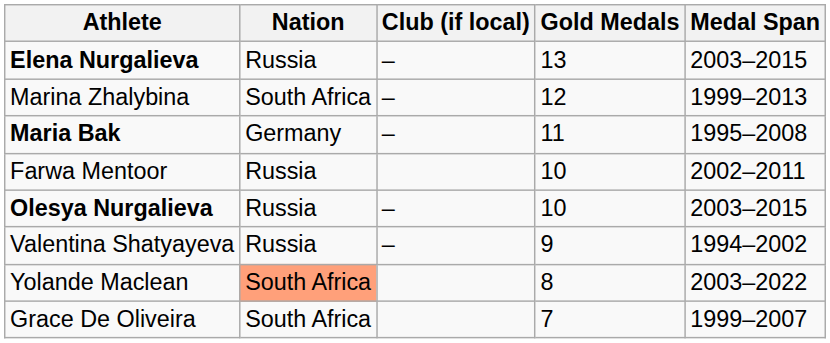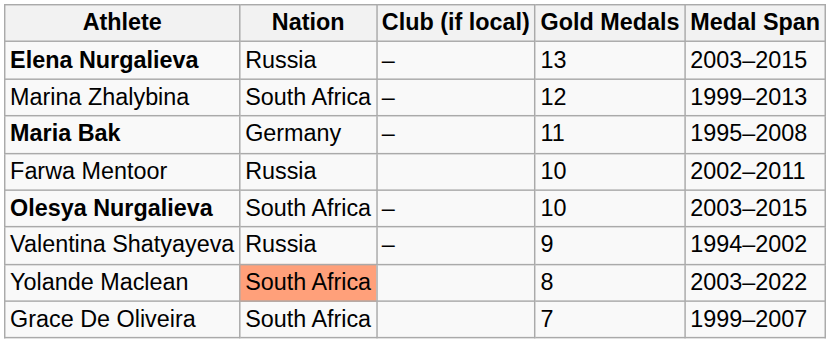(281, 208) Russia -> (308, 208) South Africa
